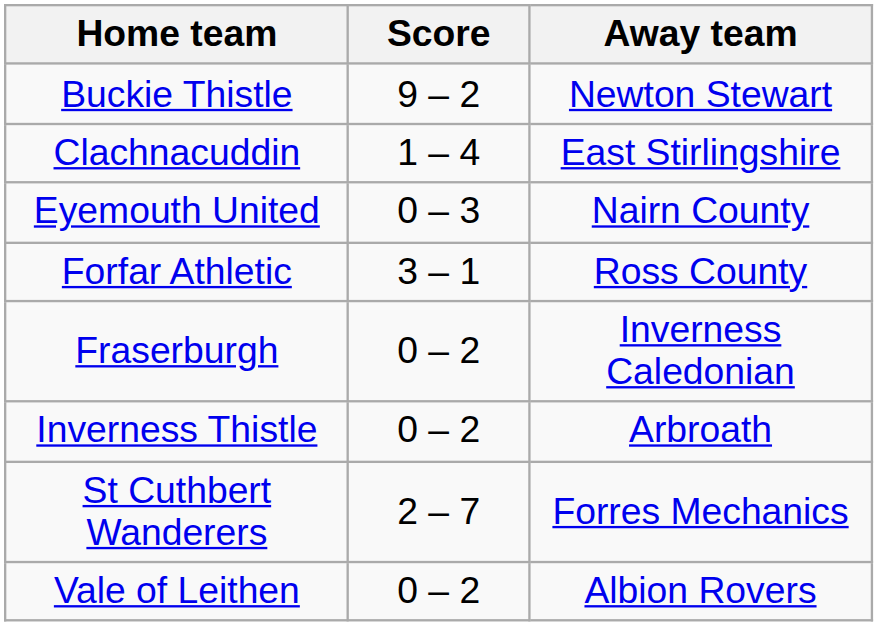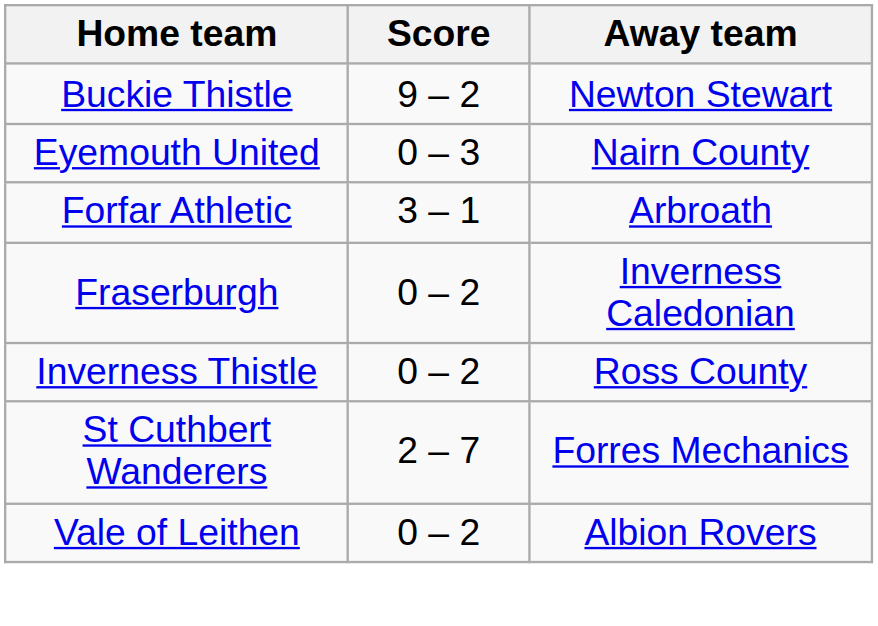- row: (177, 152)
(701, 270) Ross County -> (701, 211) Arbroath
(701, 430) Arbroath -> (701, 371) Ross County
